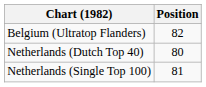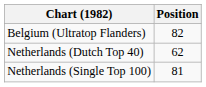(178, 52) 80 -> (178, 52) 62
